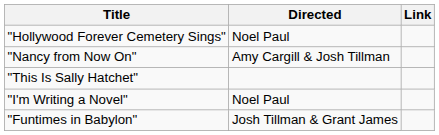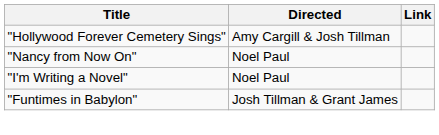(261, 36) Noel Paul -> (311, 36) Amy Cargill & Josh Tillman
(311, 57) Amy Cargill & Josh Tillman -> (261, 57) Noel Paul
- row: (73, 78)
